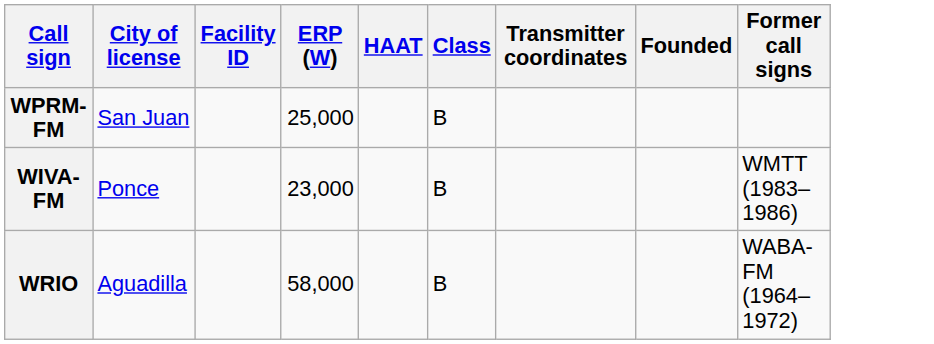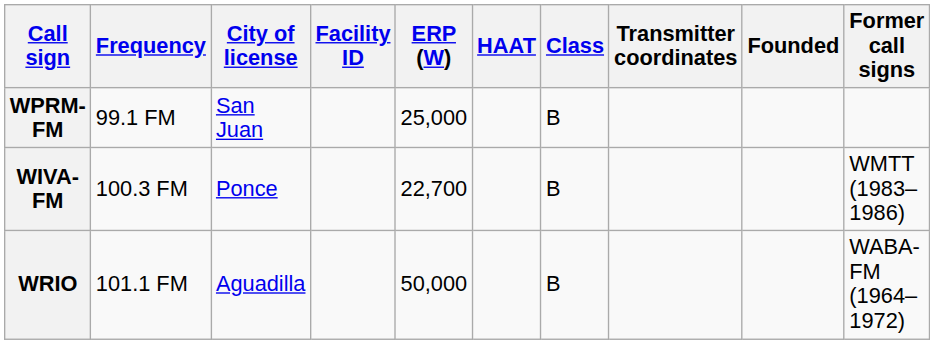+ column: (151, 46)
(321, 188) 23,000 -> (434, 188) 22,700
(321, 284) 58,000 -> (434, 284) 50,000
